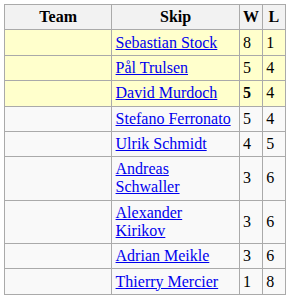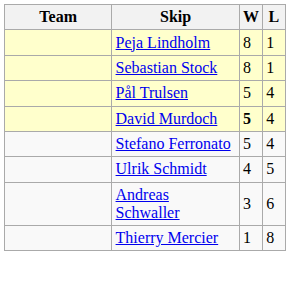+ row: (163, 42)
- row: (149, 221)
- row: (162, 256)
